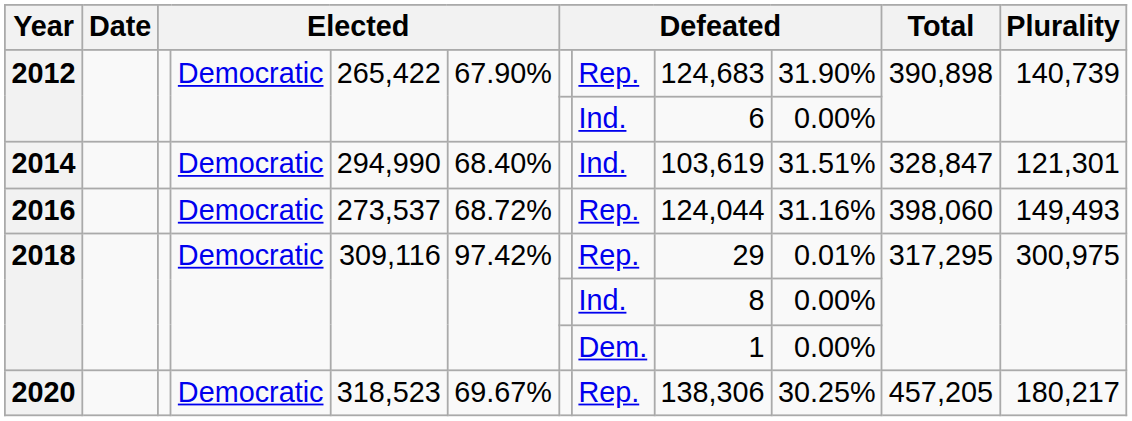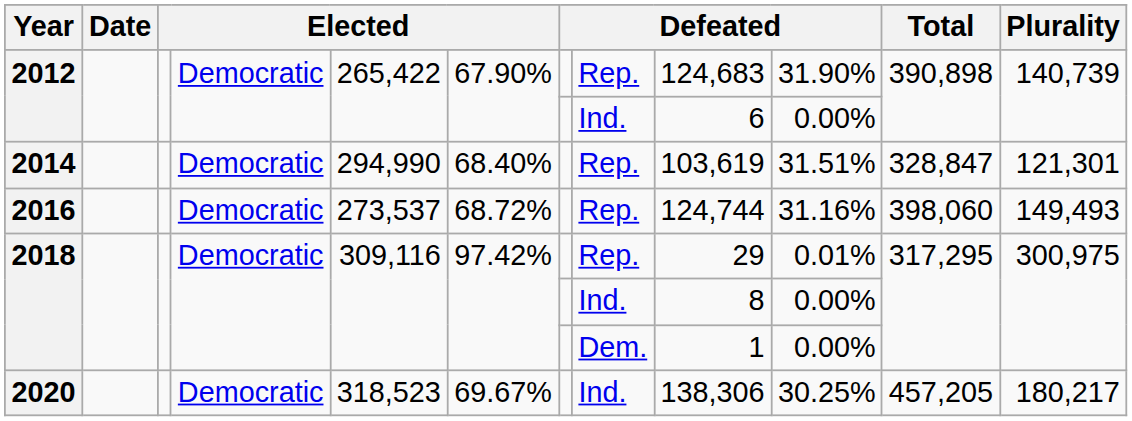(602, 164) Ind. -> (609, 164) Rep.
(713, 210) 124,044 -> (713, 210) 124,744
(609, 392) Rep. -> (602, 392) Ind.
